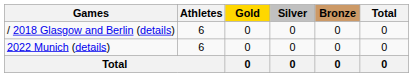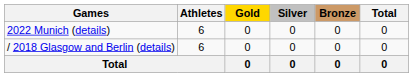rows swapped: (91, 30) <-> (59, 47)
